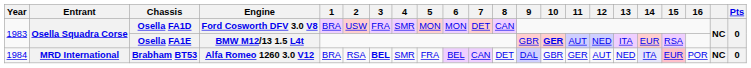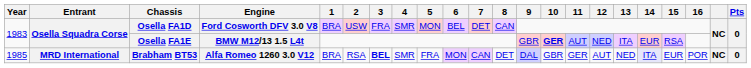(456, 26) MON -> (456, 26) BEL
(17, 55) 1984 -> (17, 55) 1985
(456, 55) BEL -> (456, 55) MON
(674, 55) pink background -> (674, 55) no background
